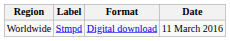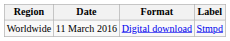columns swapped: (192, 12) <-> (69, 12)
